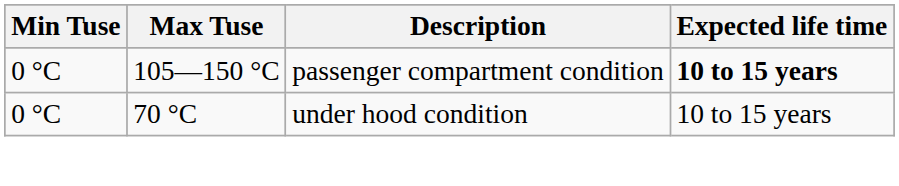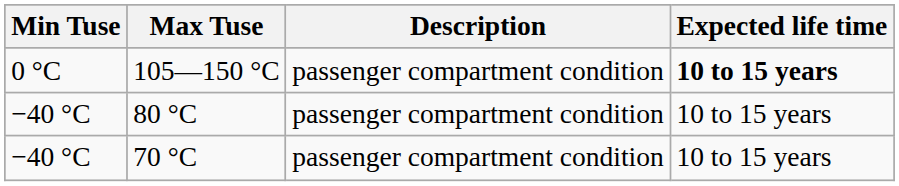+ row: (165, 113)
(36, 113) 0 °C -> (51, 157) −40 °C
(410, 113) under hood condition -> (478, 157) passenger compartment condition
